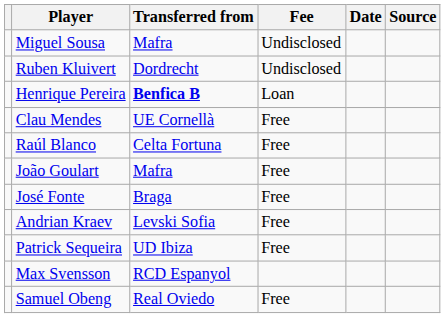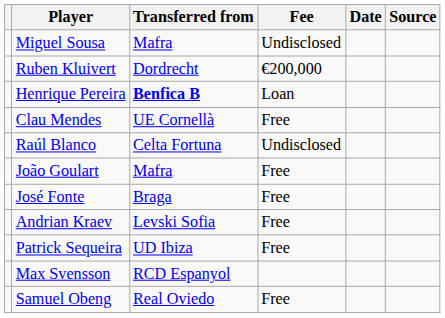(301, 68) Undisclosed -> (292, 68) €200,000
(276, 145) Free -> (301, 145) Undisclosed
